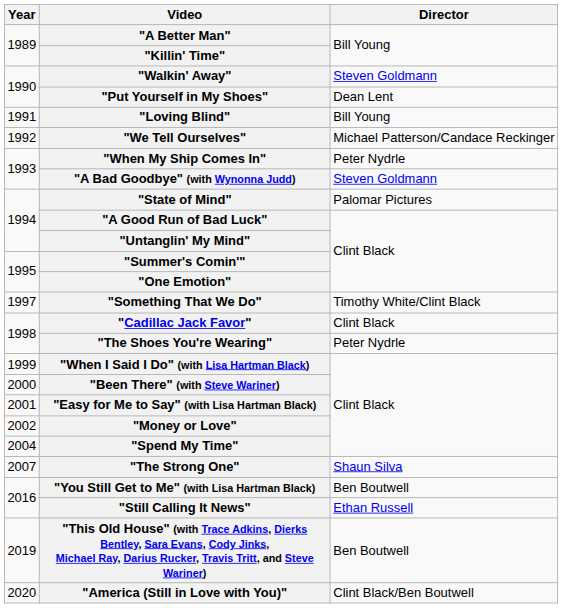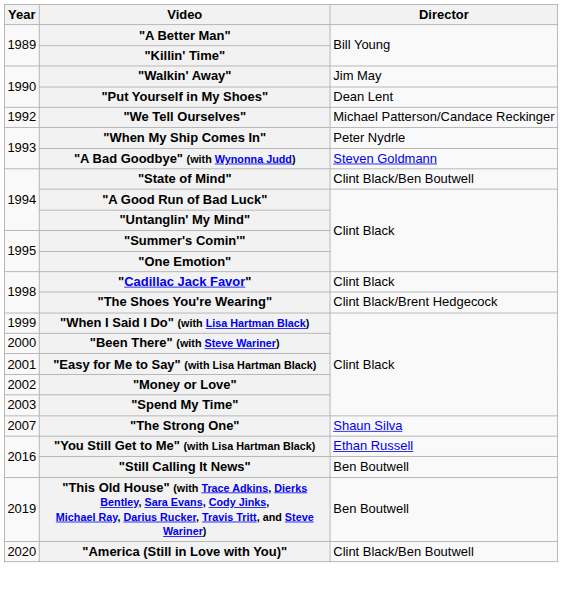(385, 76) Steven Goldmann -> (357, 76) Jim May
- row: (185, 117)
(383, 199) Palomar Pictures -> (404, 179) Clint Black/Ben Boutwell
- row: (185, 302)
(369, 343) Peter Nydrle -> (415, 302) Clint Black/Brent Hedgecock
(22, 446) 2004 -> (22, 405) 2003
(371, 487) Ben Boutwell -> (373, 446) Ethan Russell
(373, 508) Ethan Russell -> (371, 466) Ben Boutwell
